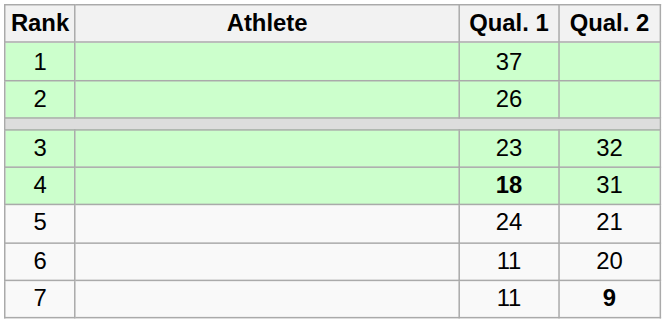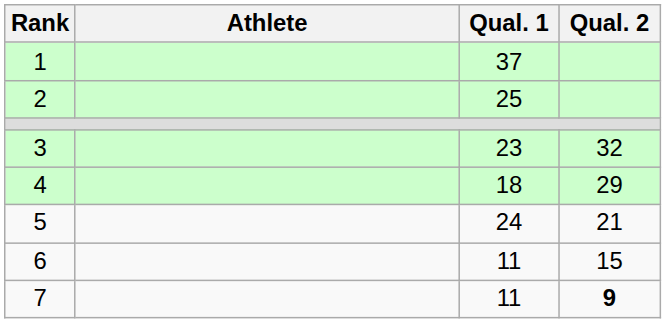(509, 99) 26 -> (509, 99) 25
(509, 185) bold -> (509, 185) normal
(609, 185) 31 -> (609, 185) 29
(609, 261) 20 -> (609, 261) 15
